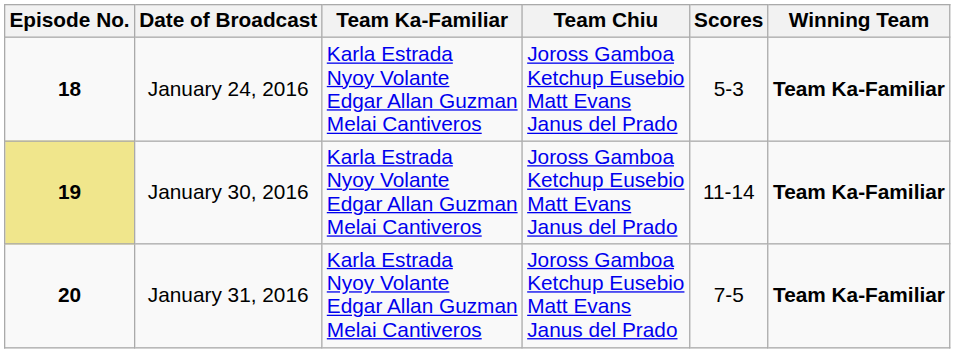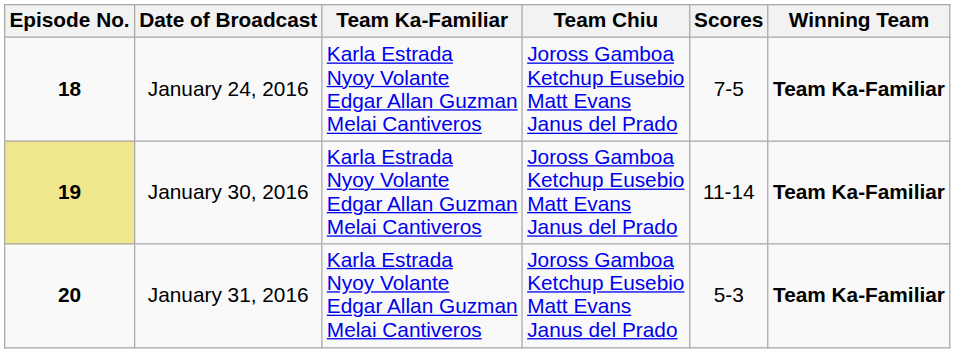(729, 89) 5-3 -> (729, 89) 7-5
(729, 295) 7-5 -> (729, 295) 5-3
